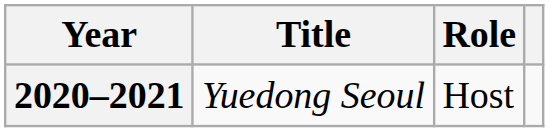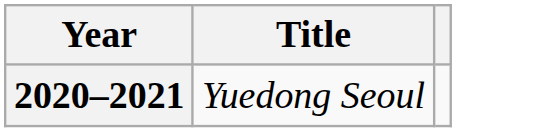- column: (479, 34)
